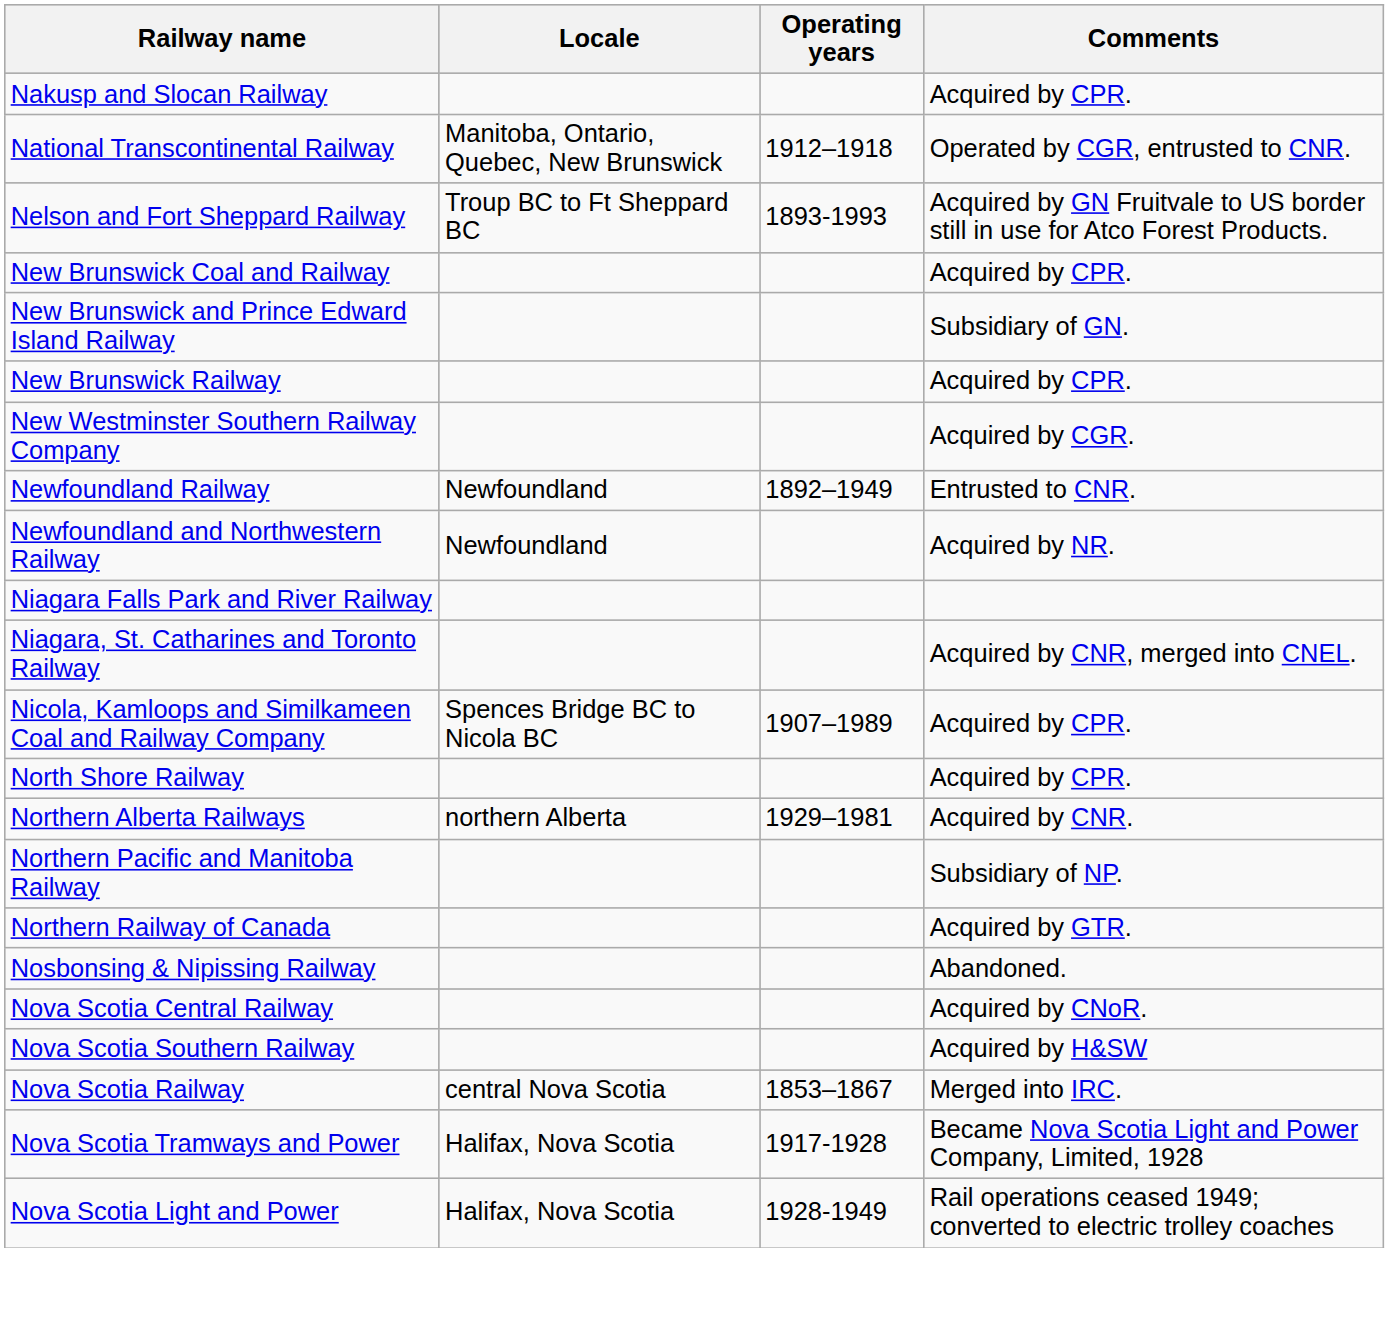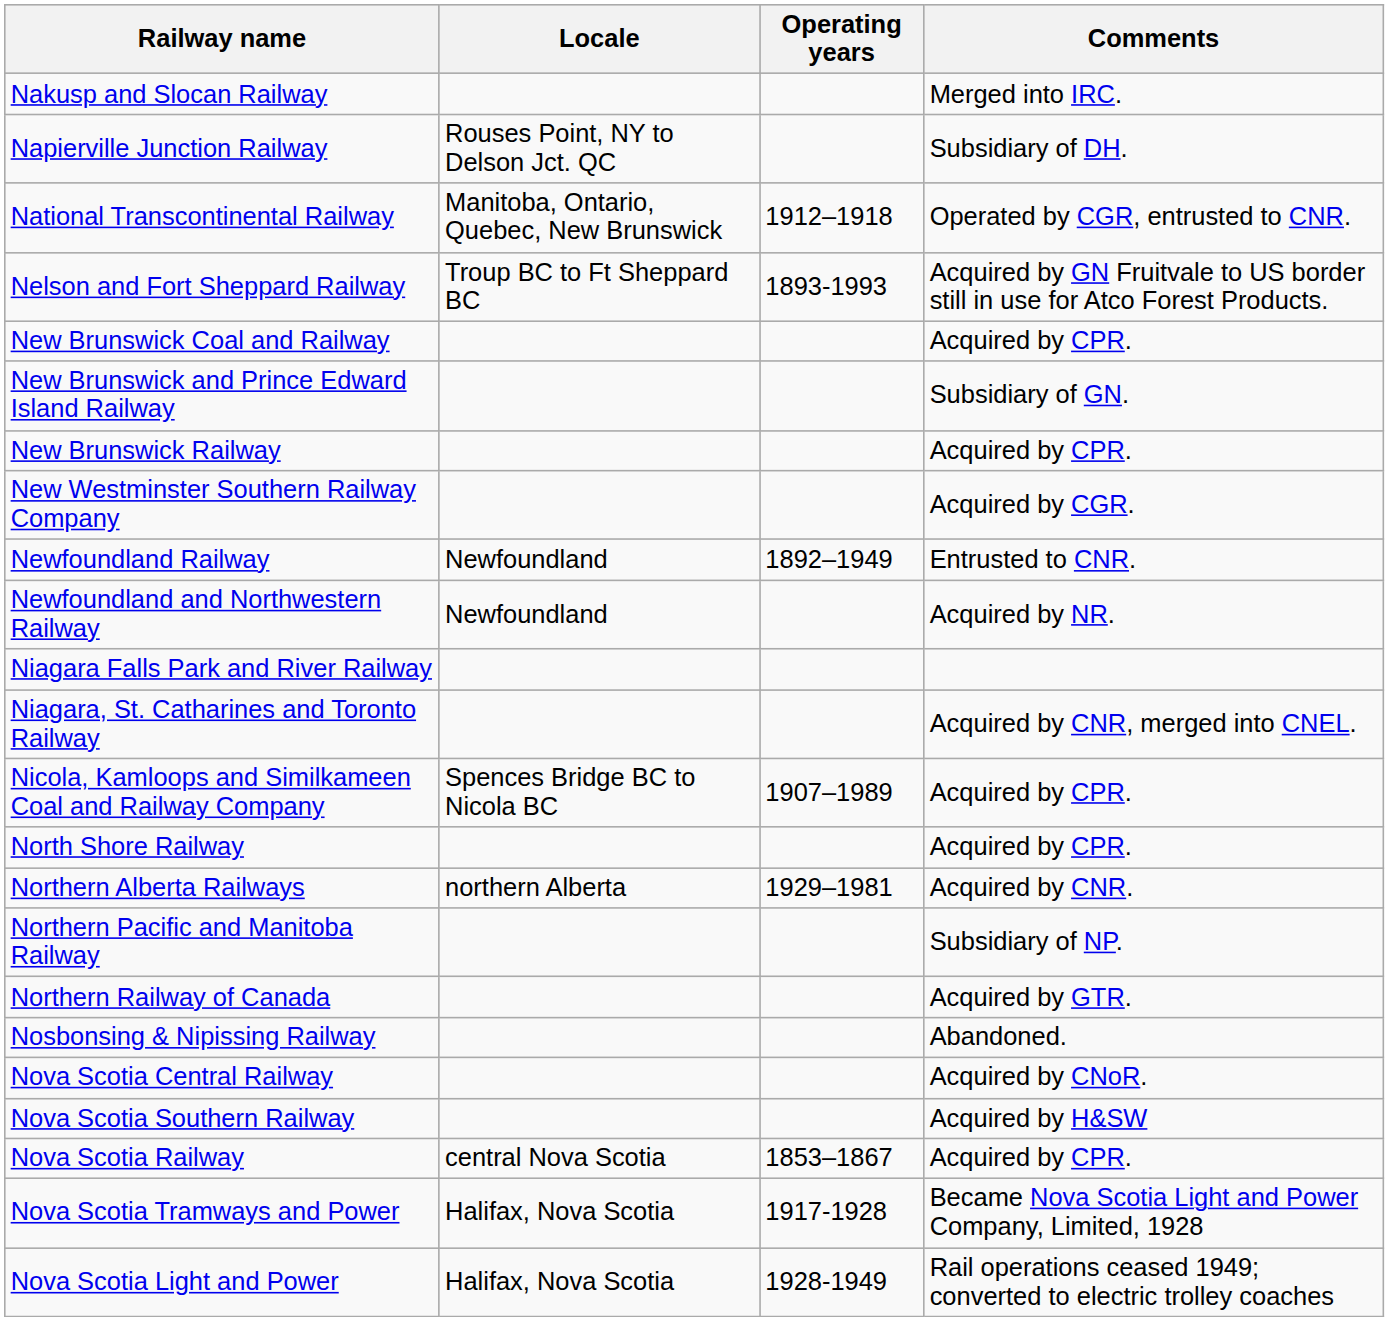(1031, 93) Acquired by CPR. -> (1026, 93) Merged into IRC.
+ row: (169, 148)
(1026, 1089) Merged into IRC. -> (1031, 1158) Acquired by CPR.
